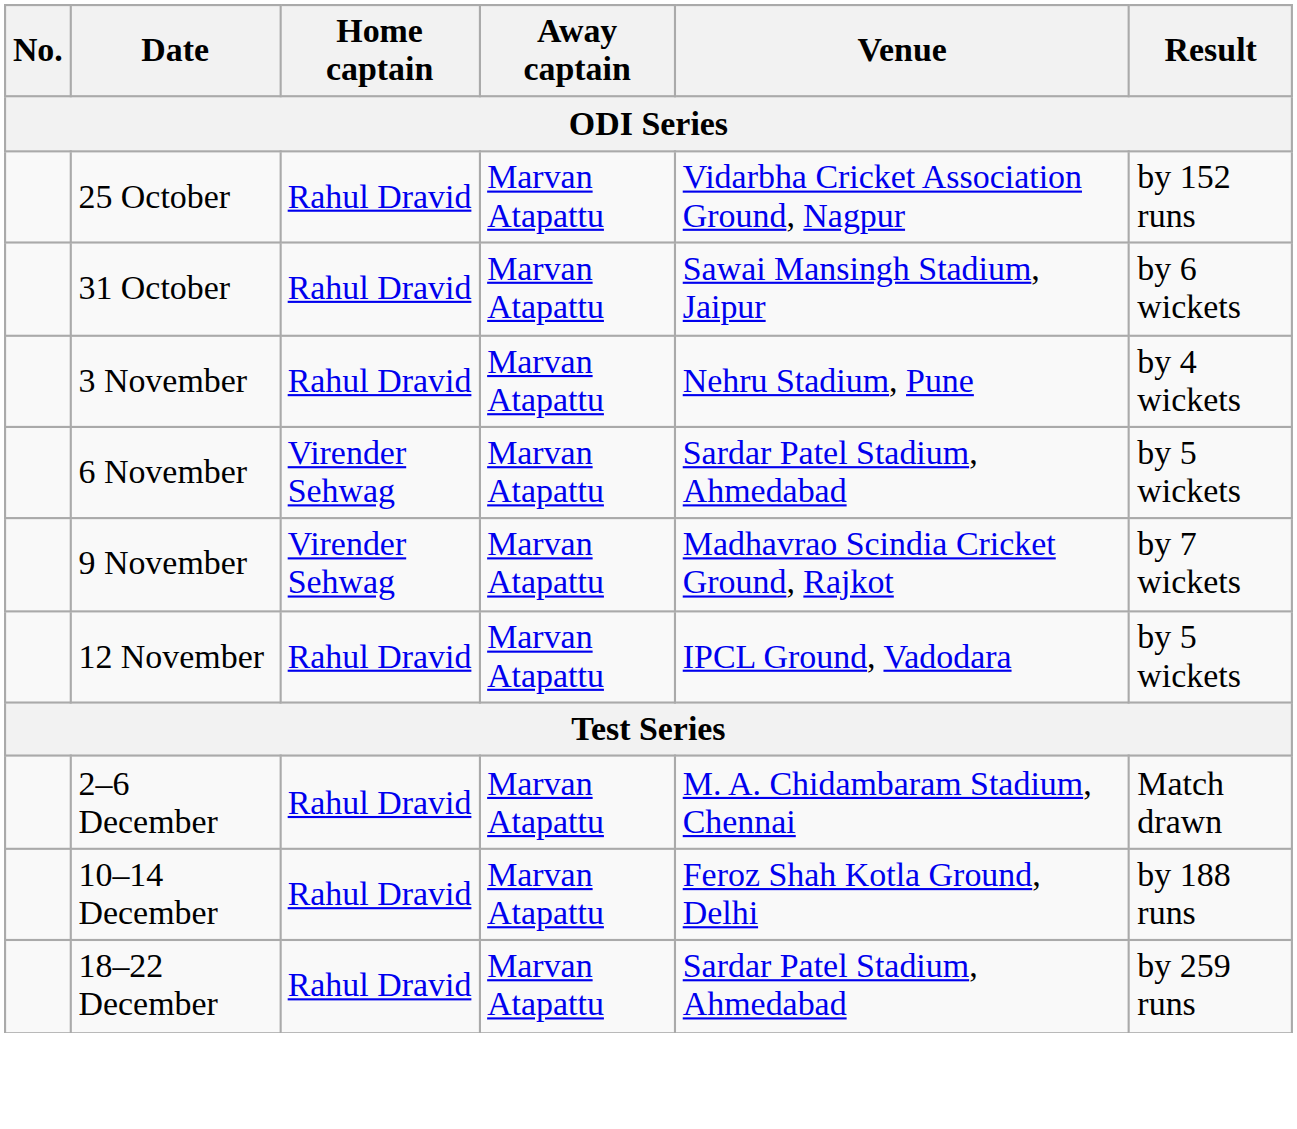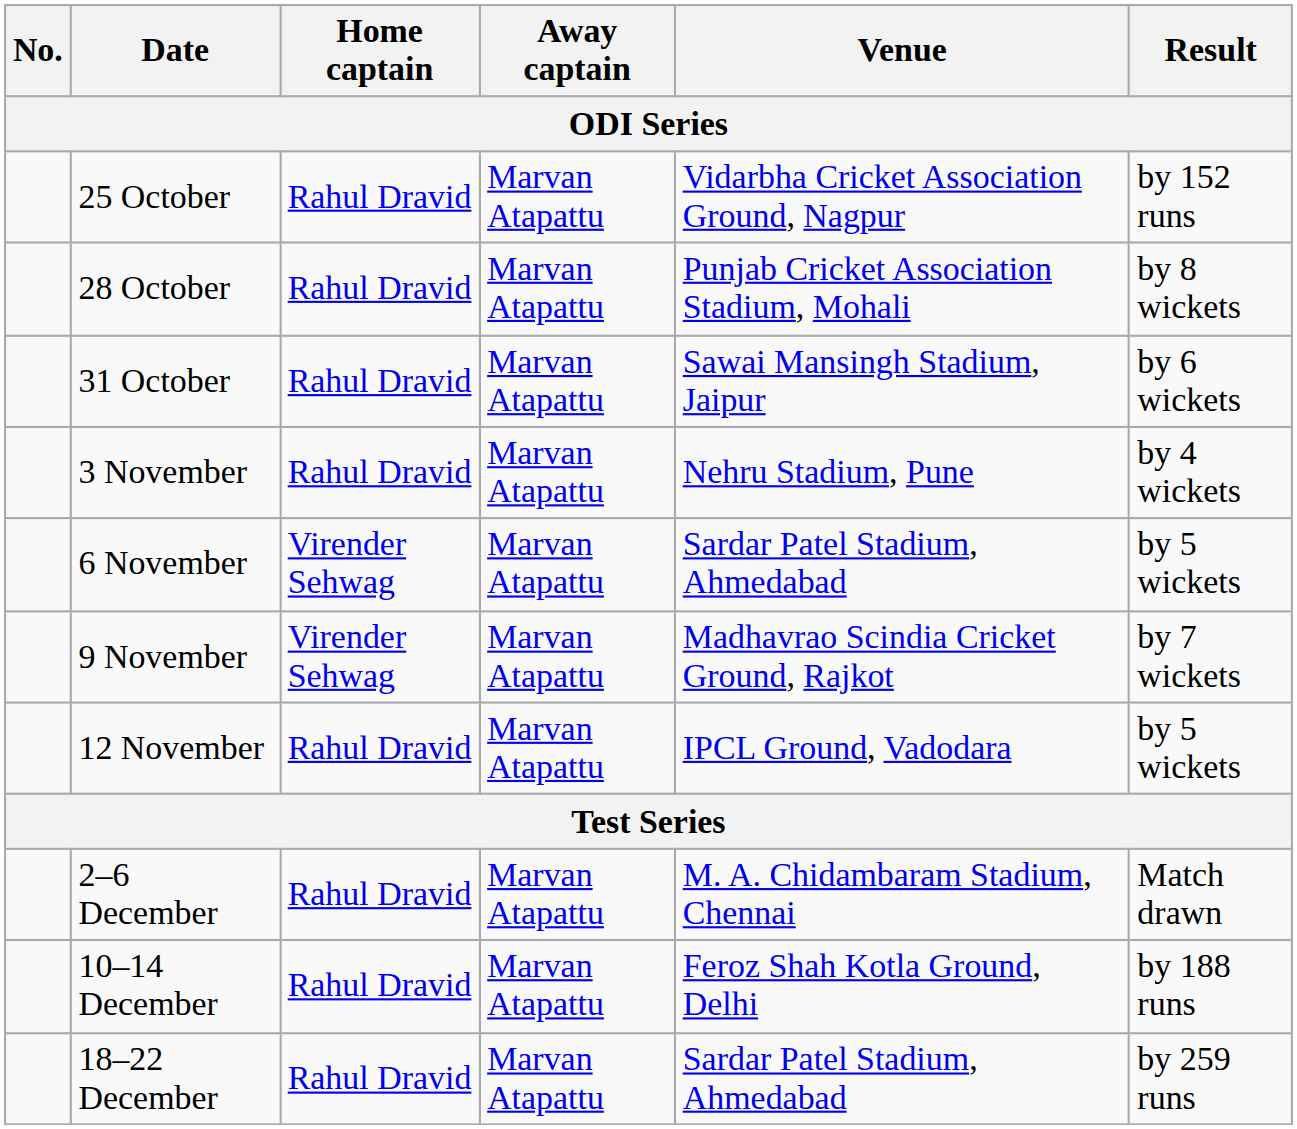+ row: (154, 288)
